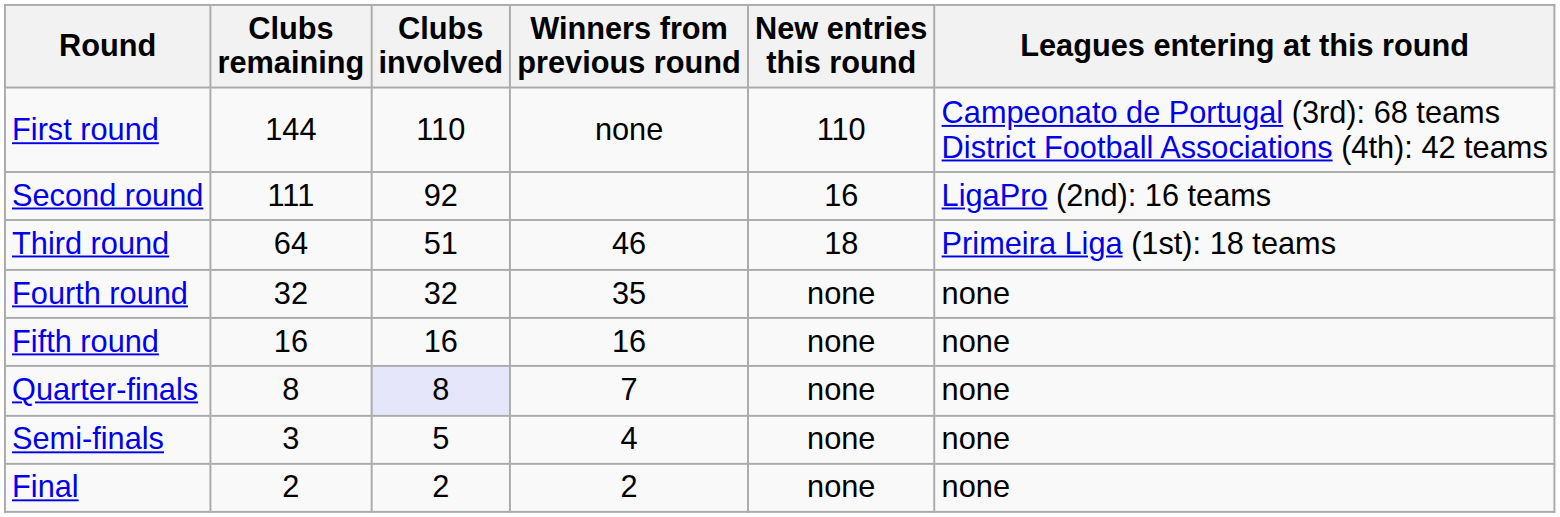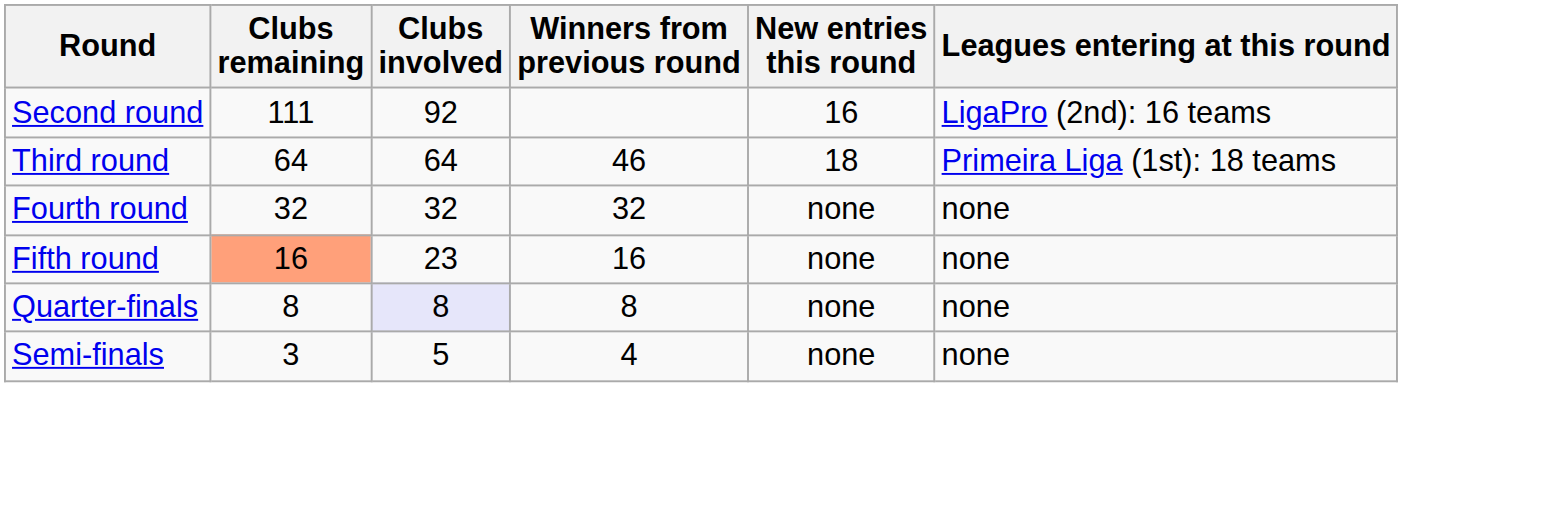- row: (85, 129)
(441, 244) 51 -> (441, 160) 64
(629, 292) 35 -> (629, 209) 32
(291, 341) no background -> (291, 258) lightsalmon background
(441, 341) 16 -> (441, 258) 23
(629, 390) 7 -> (629, 307) 8
- row: (45, 487)
